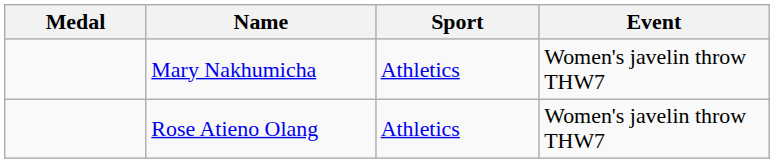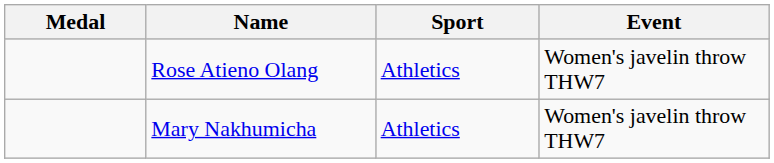rows swapped: (234, 68) <-> (235, 128)
